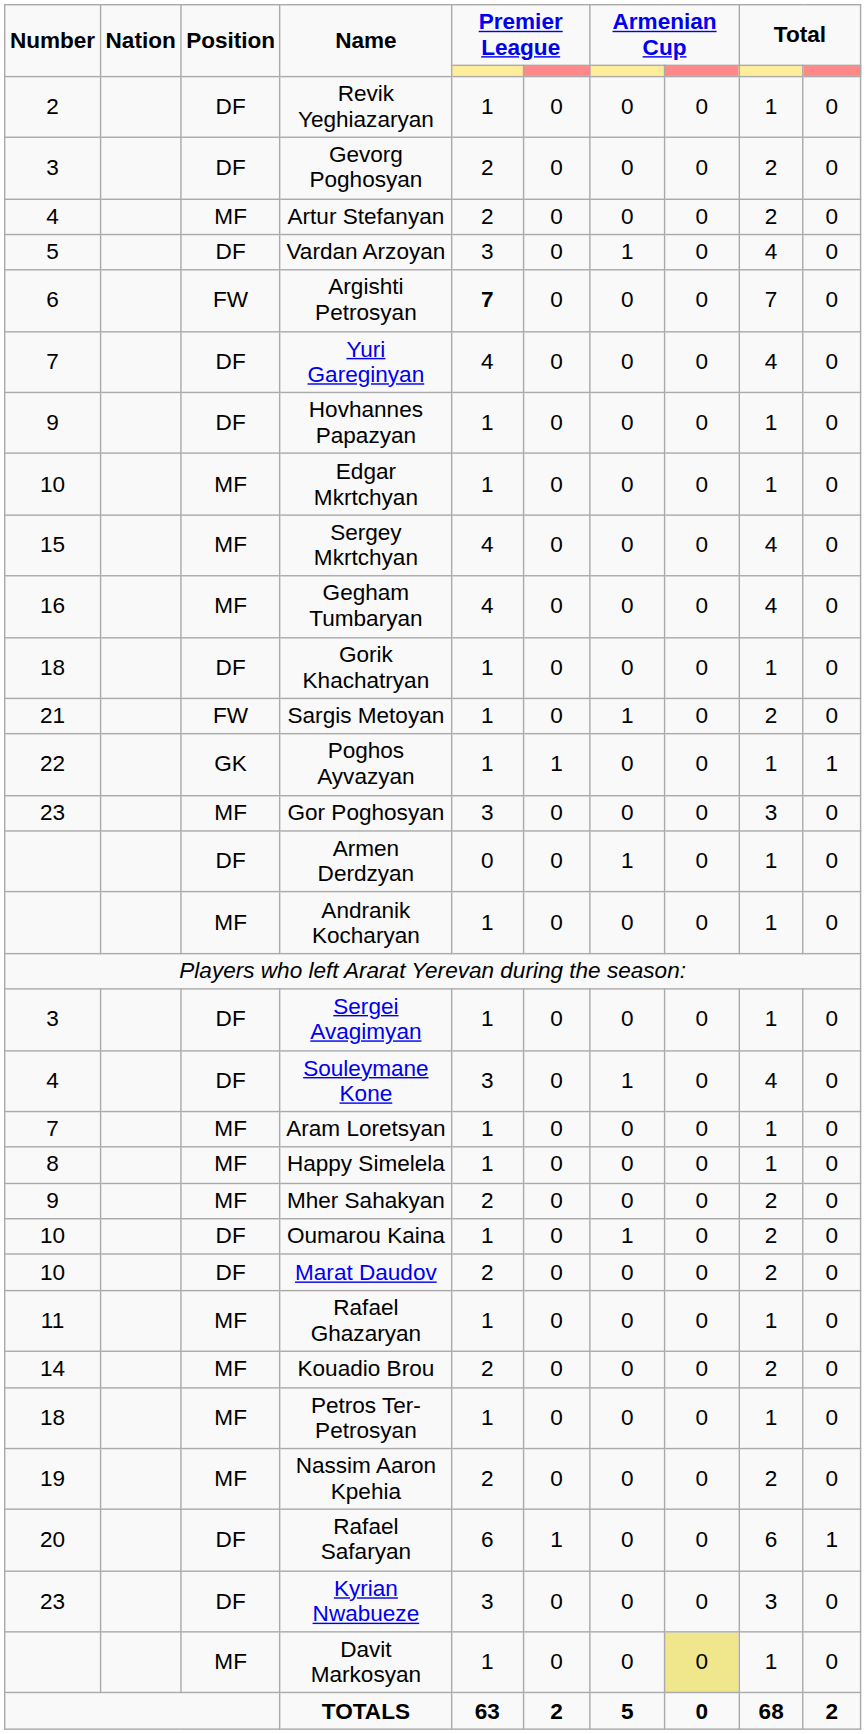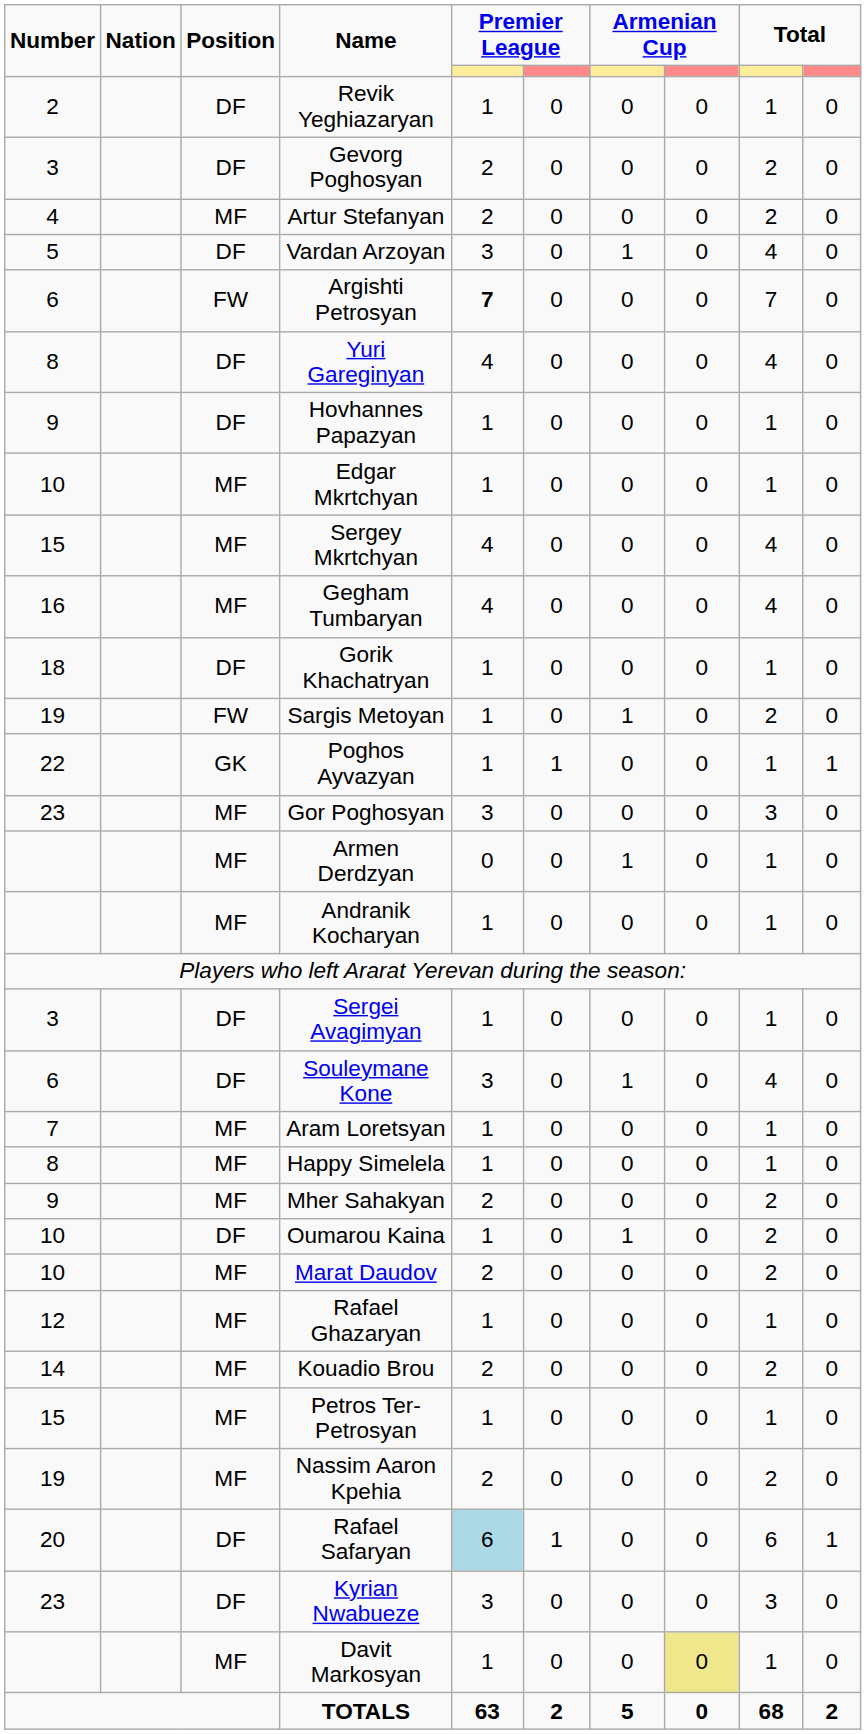(53, 361) 7 -> (53, 361) 8
(53, 715) 21 -> (53, 715) 19
(231, 861) DF -> (231, 861) MF
(53, 1080) 4 -> (53, 1080) 6
(231, 1272) DF -> (231, 1272) MF
(53, 1320) 11 -> (53, 1320) 12
(53, 1417) 18 -> (53, 1417) 15
(487, 1539) no background -> (487, 1539) lightblue background
